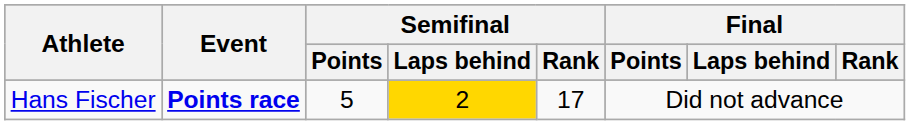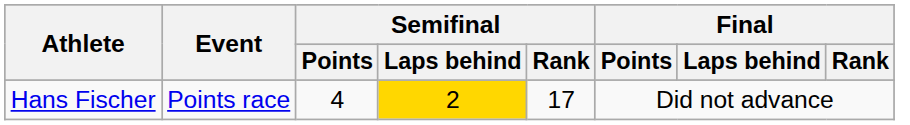(233, 100) bold -> (229, 100) normal
(347, 100) 5 -> (337, 100) 4
